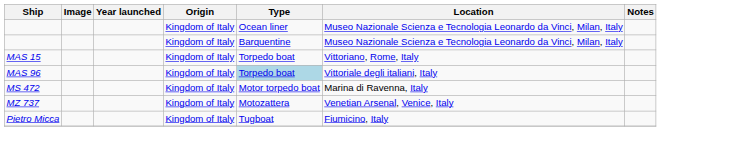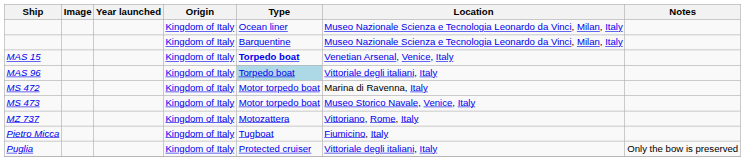(267, 57) normal -> (269, 57) bold
(371, 57) Vittoriano, Rome, Italy -> (389, 57) Venetian Arsenal, Venice, Italy
+ row: (23, 103)
(389, 103) Venetian Arsenal, Venice, Italy -> (371, 118) Vittoriano, Rome, Italy
+ row: (20, 149)
